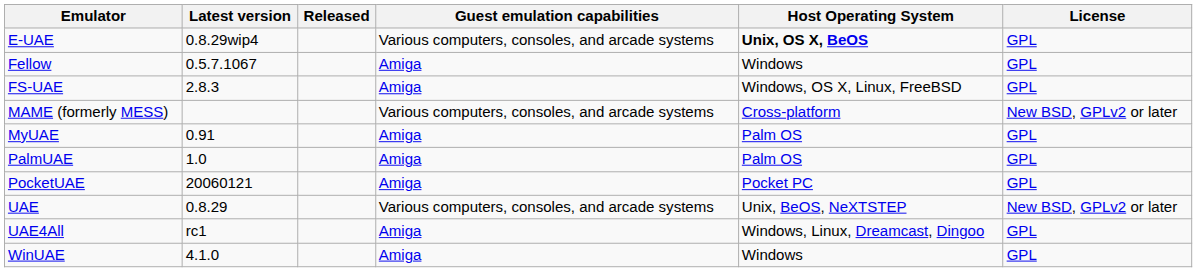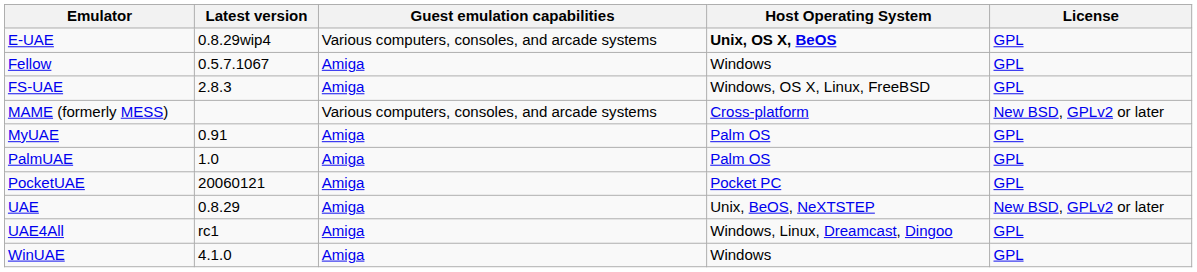- column: (337, 16)
(546, 207) Various computers, consoles, and arcade systems -> (343, 207) Amiga
